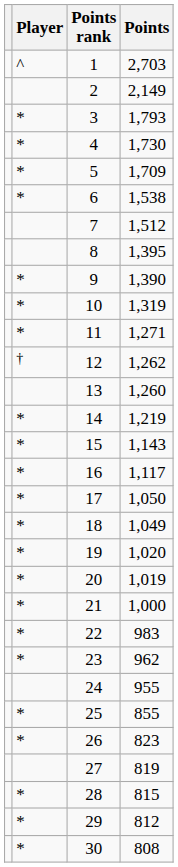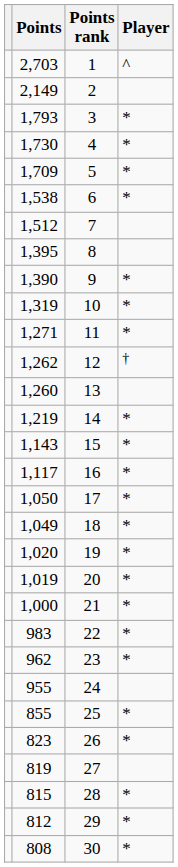columns swapped: (40, 27) <-> (147, 27)
